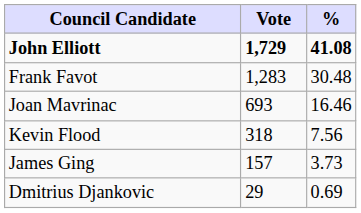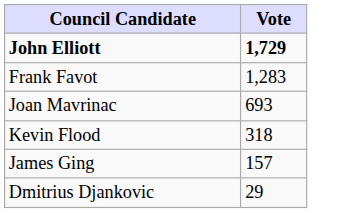- column: (331, 18)
